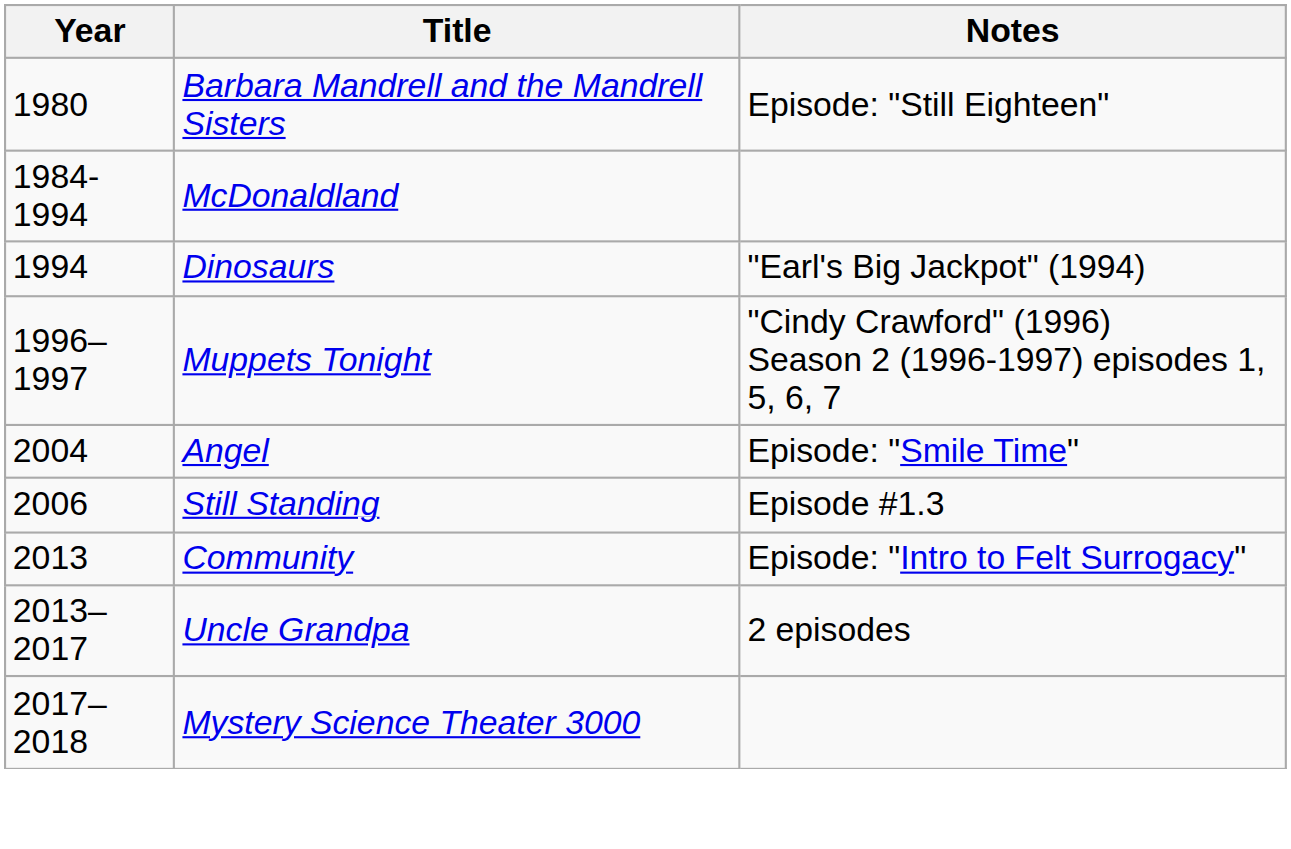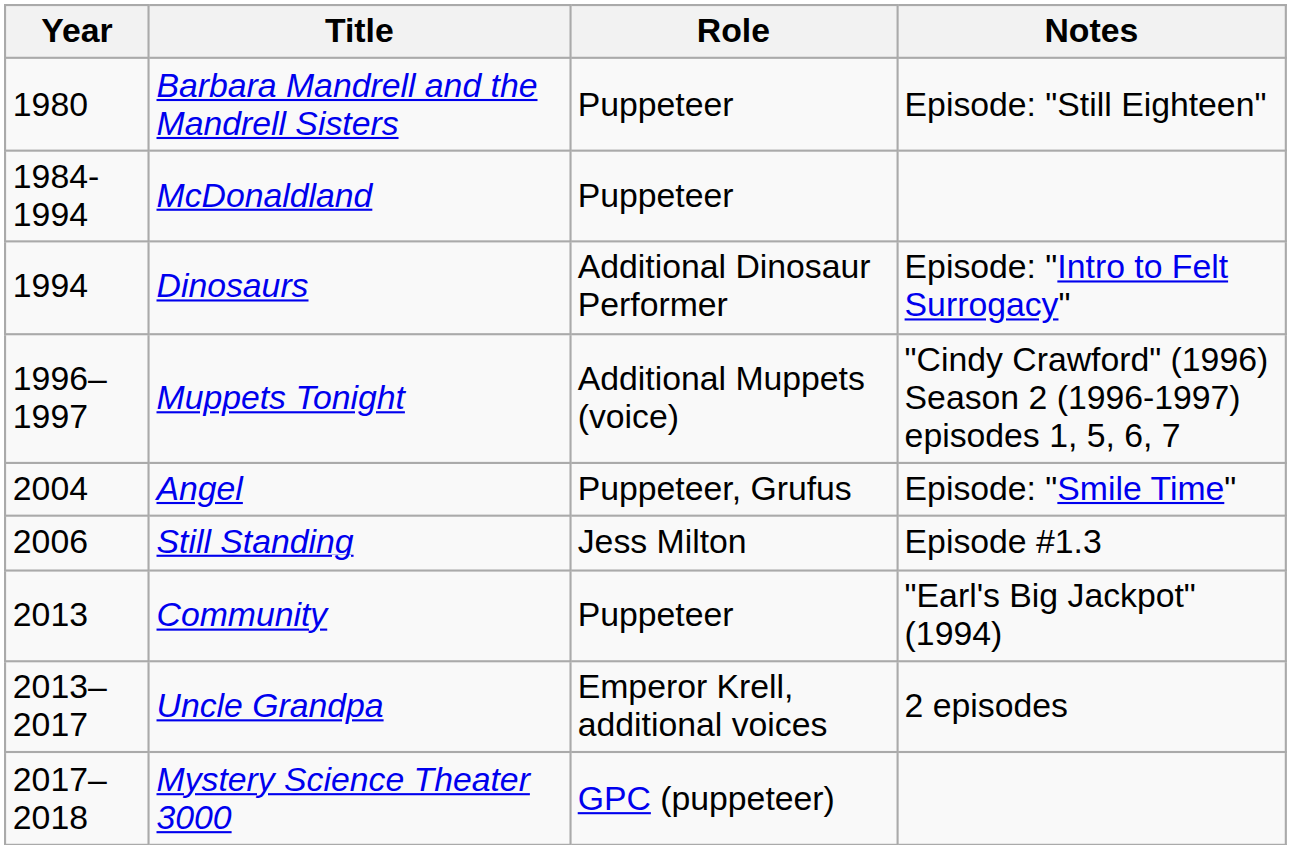+ column: (733, 31)
(947, 267) "Earl's Big Jackpot" (1994) -> (1066, 286) Episode: "Intro to Felt Surrogacy"
(997, 557) Episode: "Intro to Felt Surrogacy" -> (1050, 614) "Earl's Big Jackpot" (1994)
